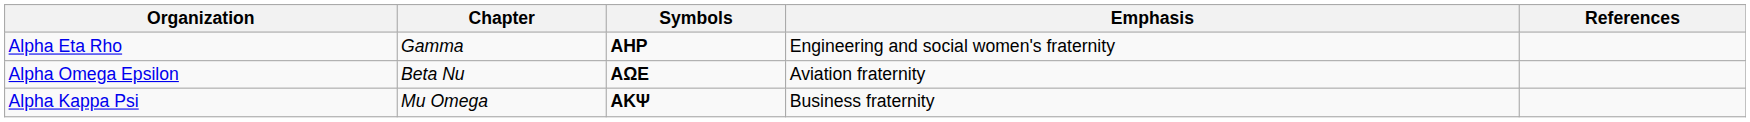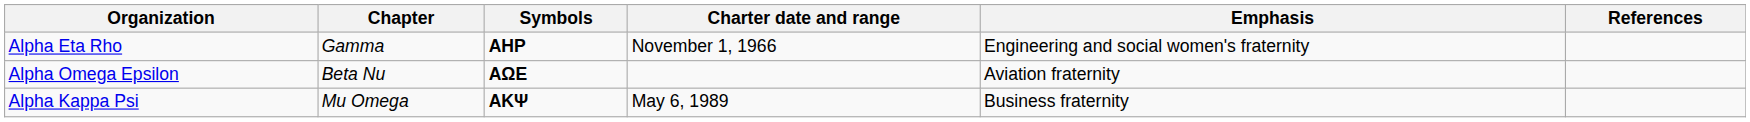+ column: (804, 18)
